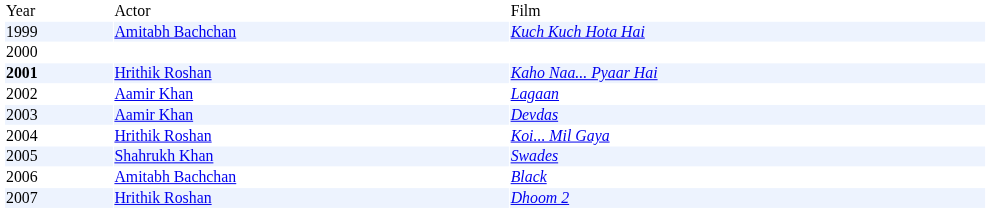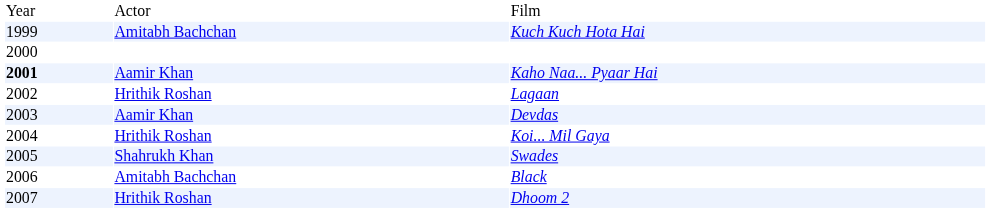(163, 73) Hrithik Roshan -> (154, 73) Aamir Khan
(154, 94) Aamir Khan -> (163, 94) Hrithik Roshan
